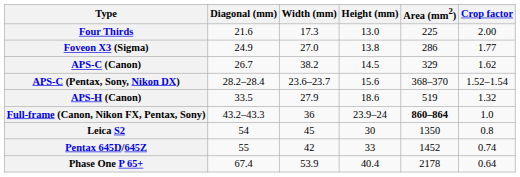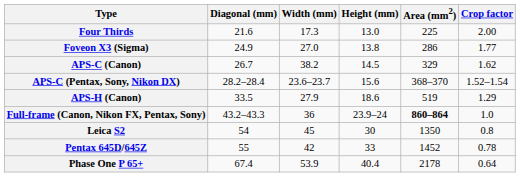(487, 98) 1.32 -> (487, 98) 1.29
(487, 147) 0.74 -> (487, 147) 0.78
